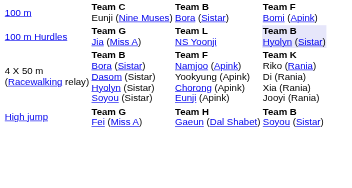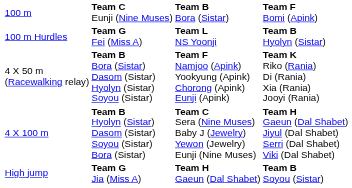(116, 36) Team G Jia (Miss A) -> (117, 36) Team G Fei (Miss A)
(294, 36) lavender background -> (294, 36) no background
+ row: (27, 133)
(117, 117) Team G Fei (Miss A) -> (116, 173) Team G Jia (Miss A)
